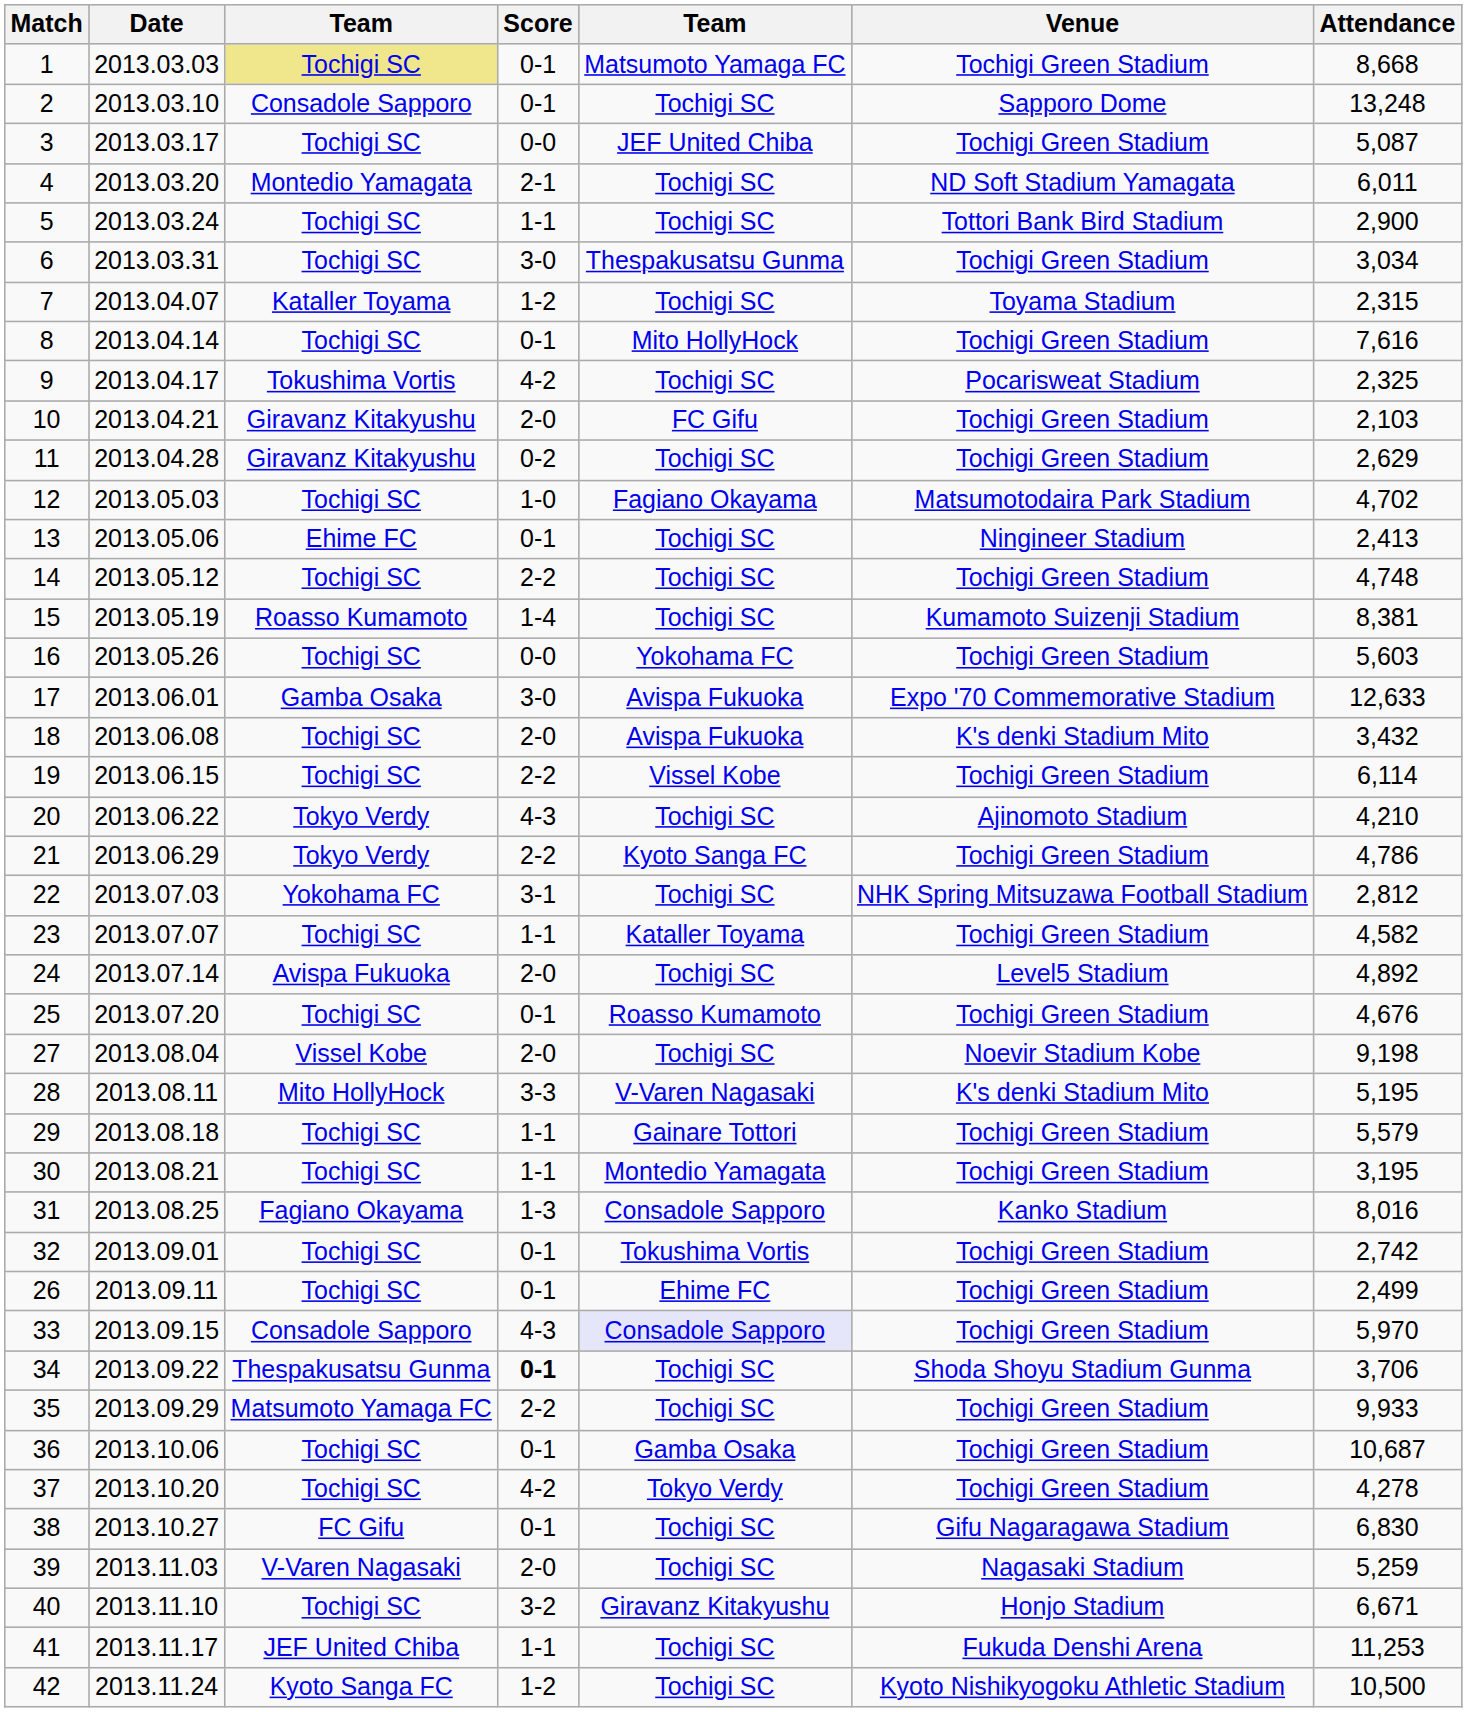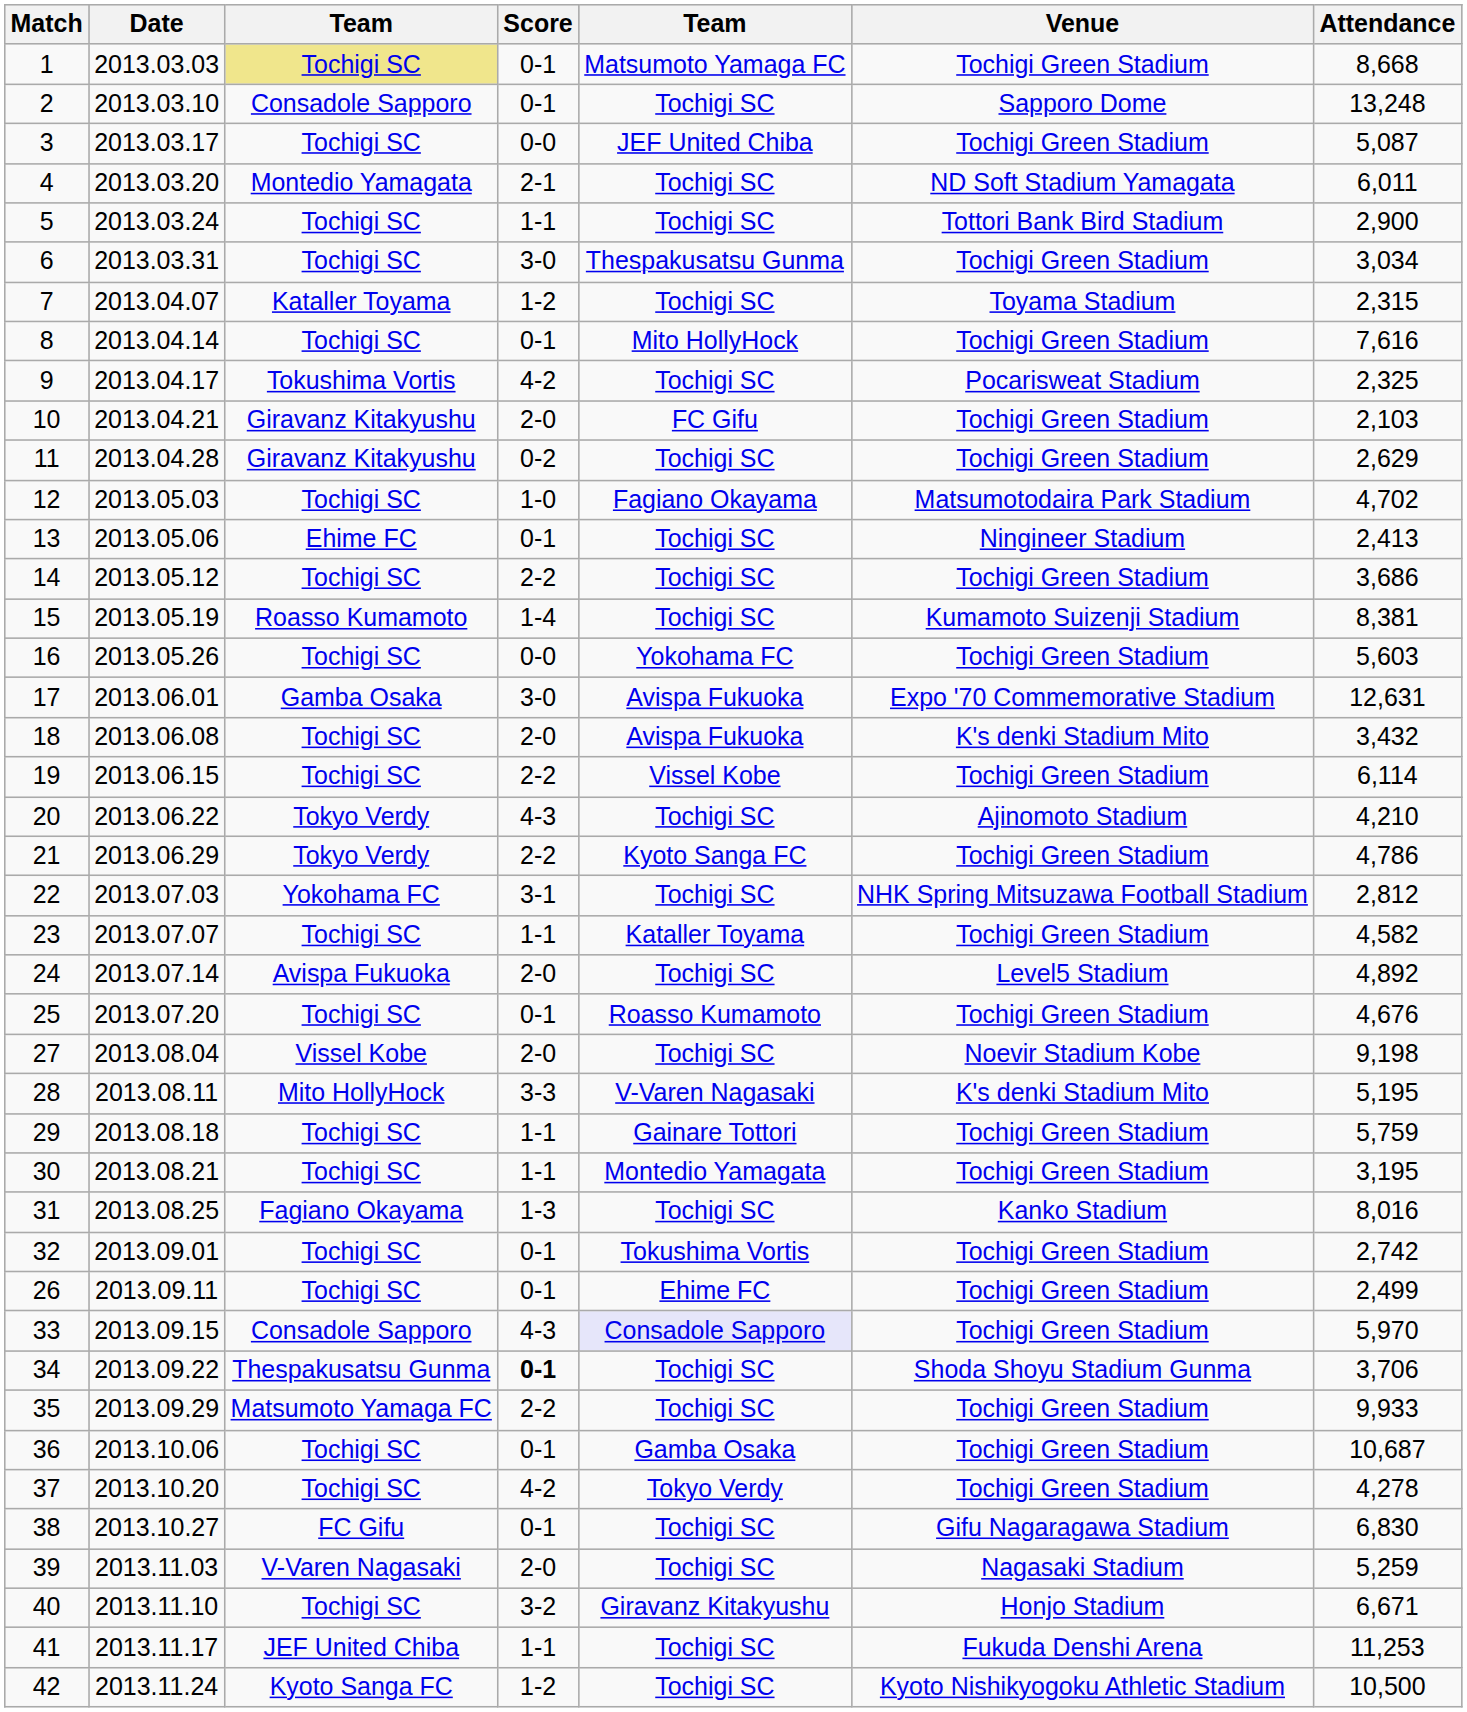(1387, 578) 4,748 -> (1387, 578) 3,686
(1387, 697) 12,633 -> (1387, 697) 12,631
(1387, 1132) 5,579 -> (1387, 1132) 5,759
(715, 1211) Consadole Sapporo -> (715, 1211) Tochigi SC
